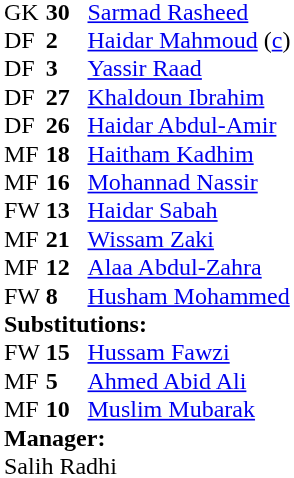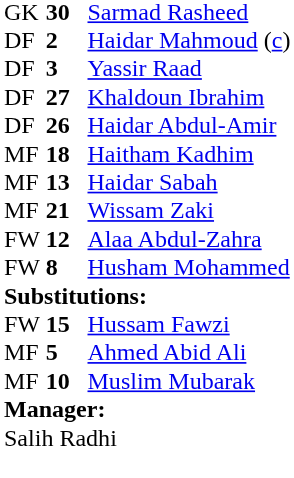- row: (173, 182)
(22, 210) FW -> (21, 182) MF
(21, 267) MF -> (22, 238) FW
